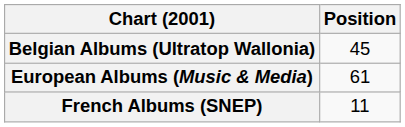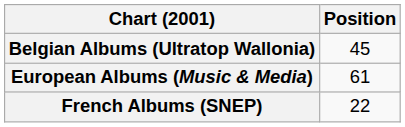(360, 106) 11 -> (360, 106) 22
